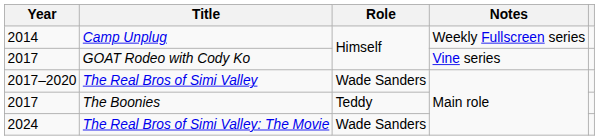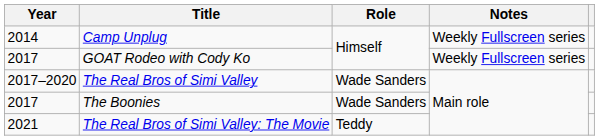(466, 59) Vine series -> (509, 59) Weekly Fullscreen series
(354, 102) Teddy -> (381, 102) Wade Sanders
(23, 124) 2024 -> (23, 124) 2021
(381, 124) Wade Sanders -> (354, 124) Teddy
